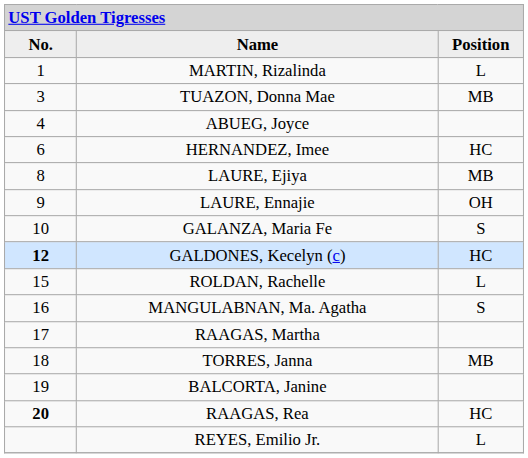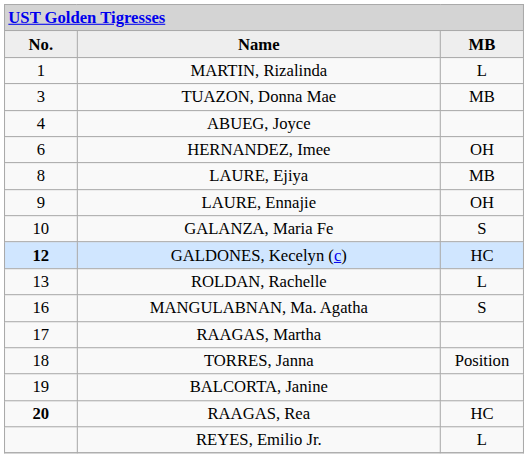(481, 44) Position -> (482, 44) MB
(481, 149) HC -> (482, 149) OH
(41, 281) 15 -> (41, 281) 13
(481, 360) MB -> (482, 360) Position
